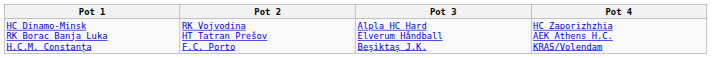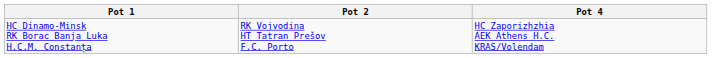- column: (443, 12)
